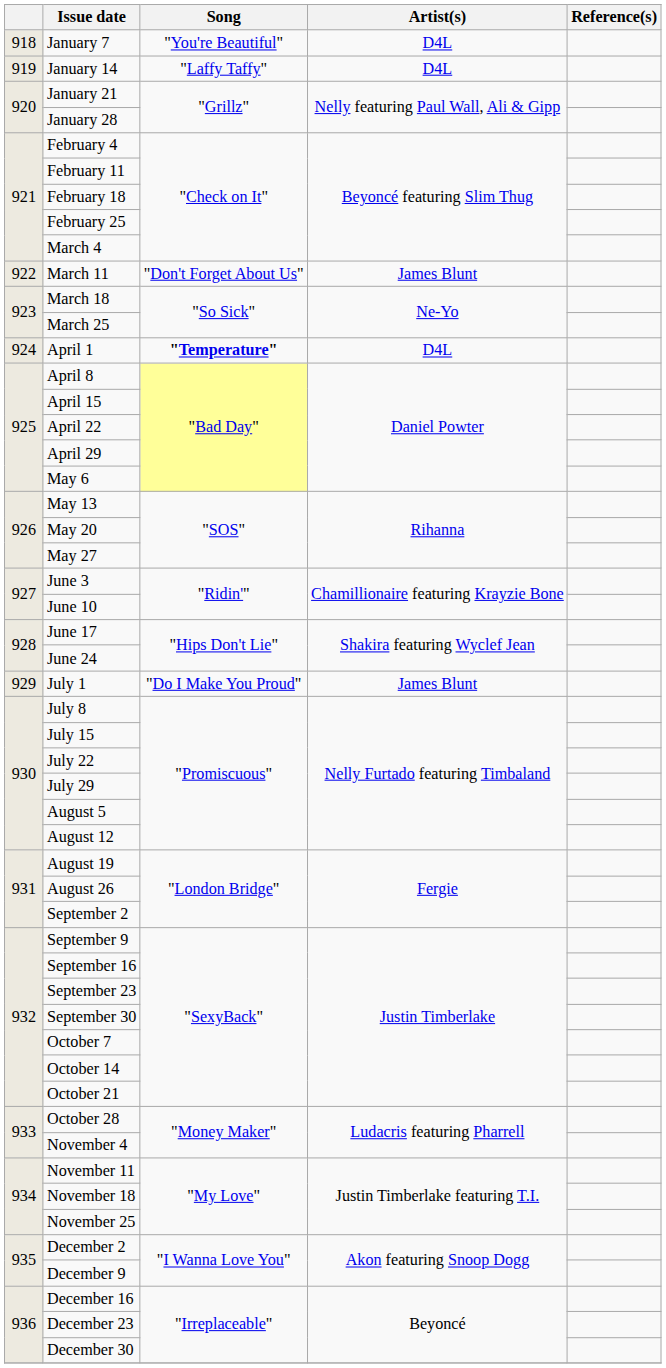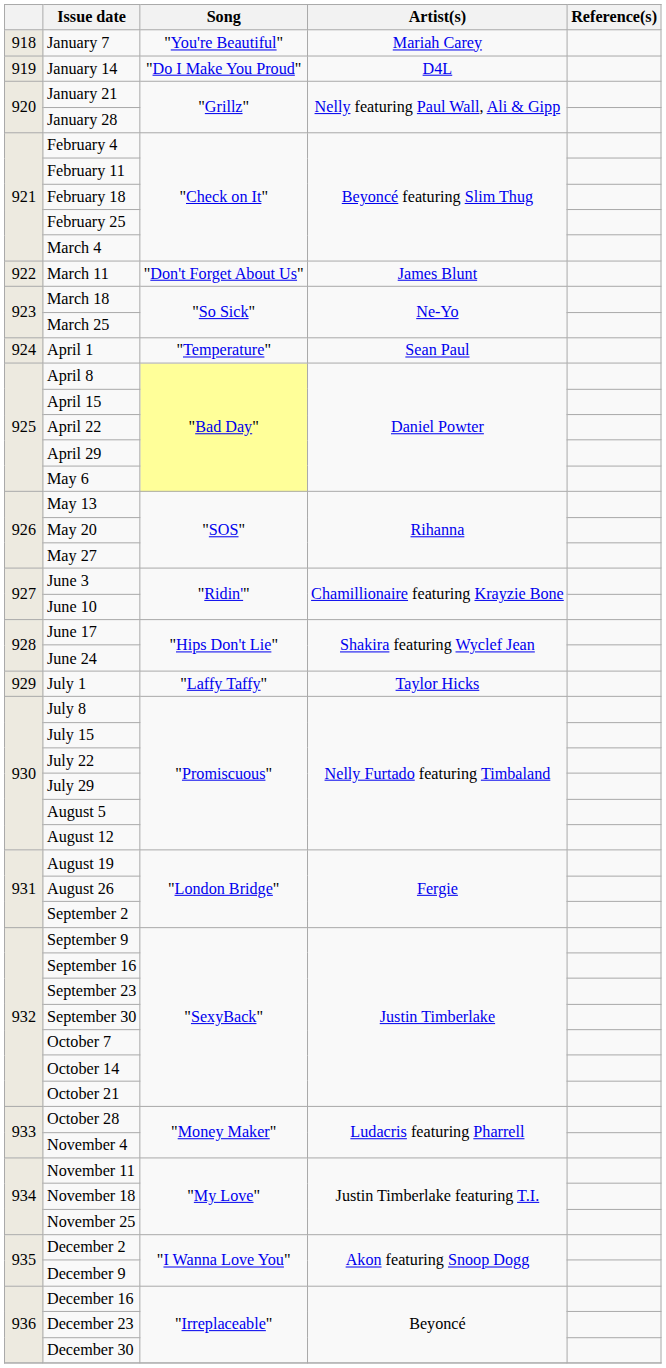(437, 42) D4L -> (437, 42) Mariah Carey
(224, 68) "Laffy Taffy" -> (224, 68) "Do I Make You Proud"
(224, 350) bold -> (224, 350) normal
(437, 350) D4L -> (437, 350) Sean Paul
(224, 683) "Do I Make You Proud" -> (224, 683) "Laffy Taffy"
(437, 683) James Blunt -> (437, 683) Taylor Hicks
